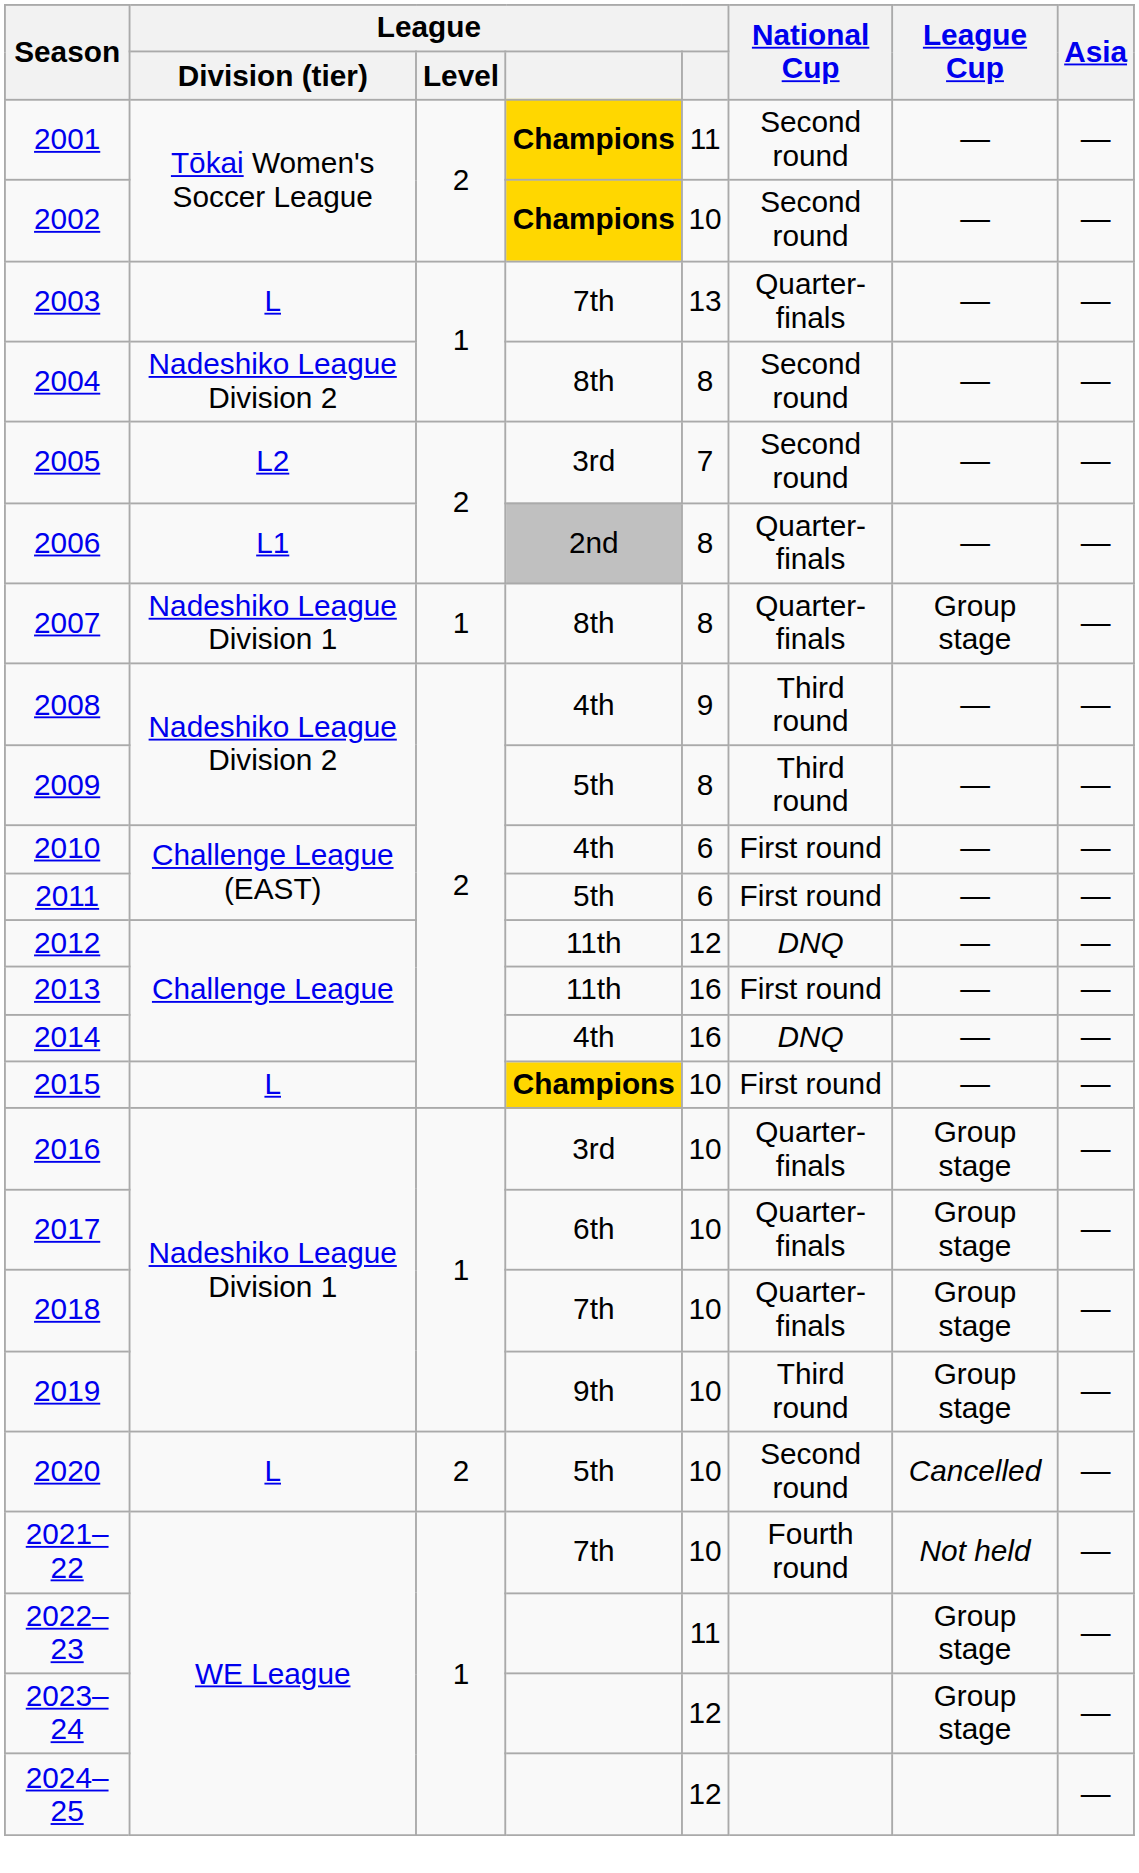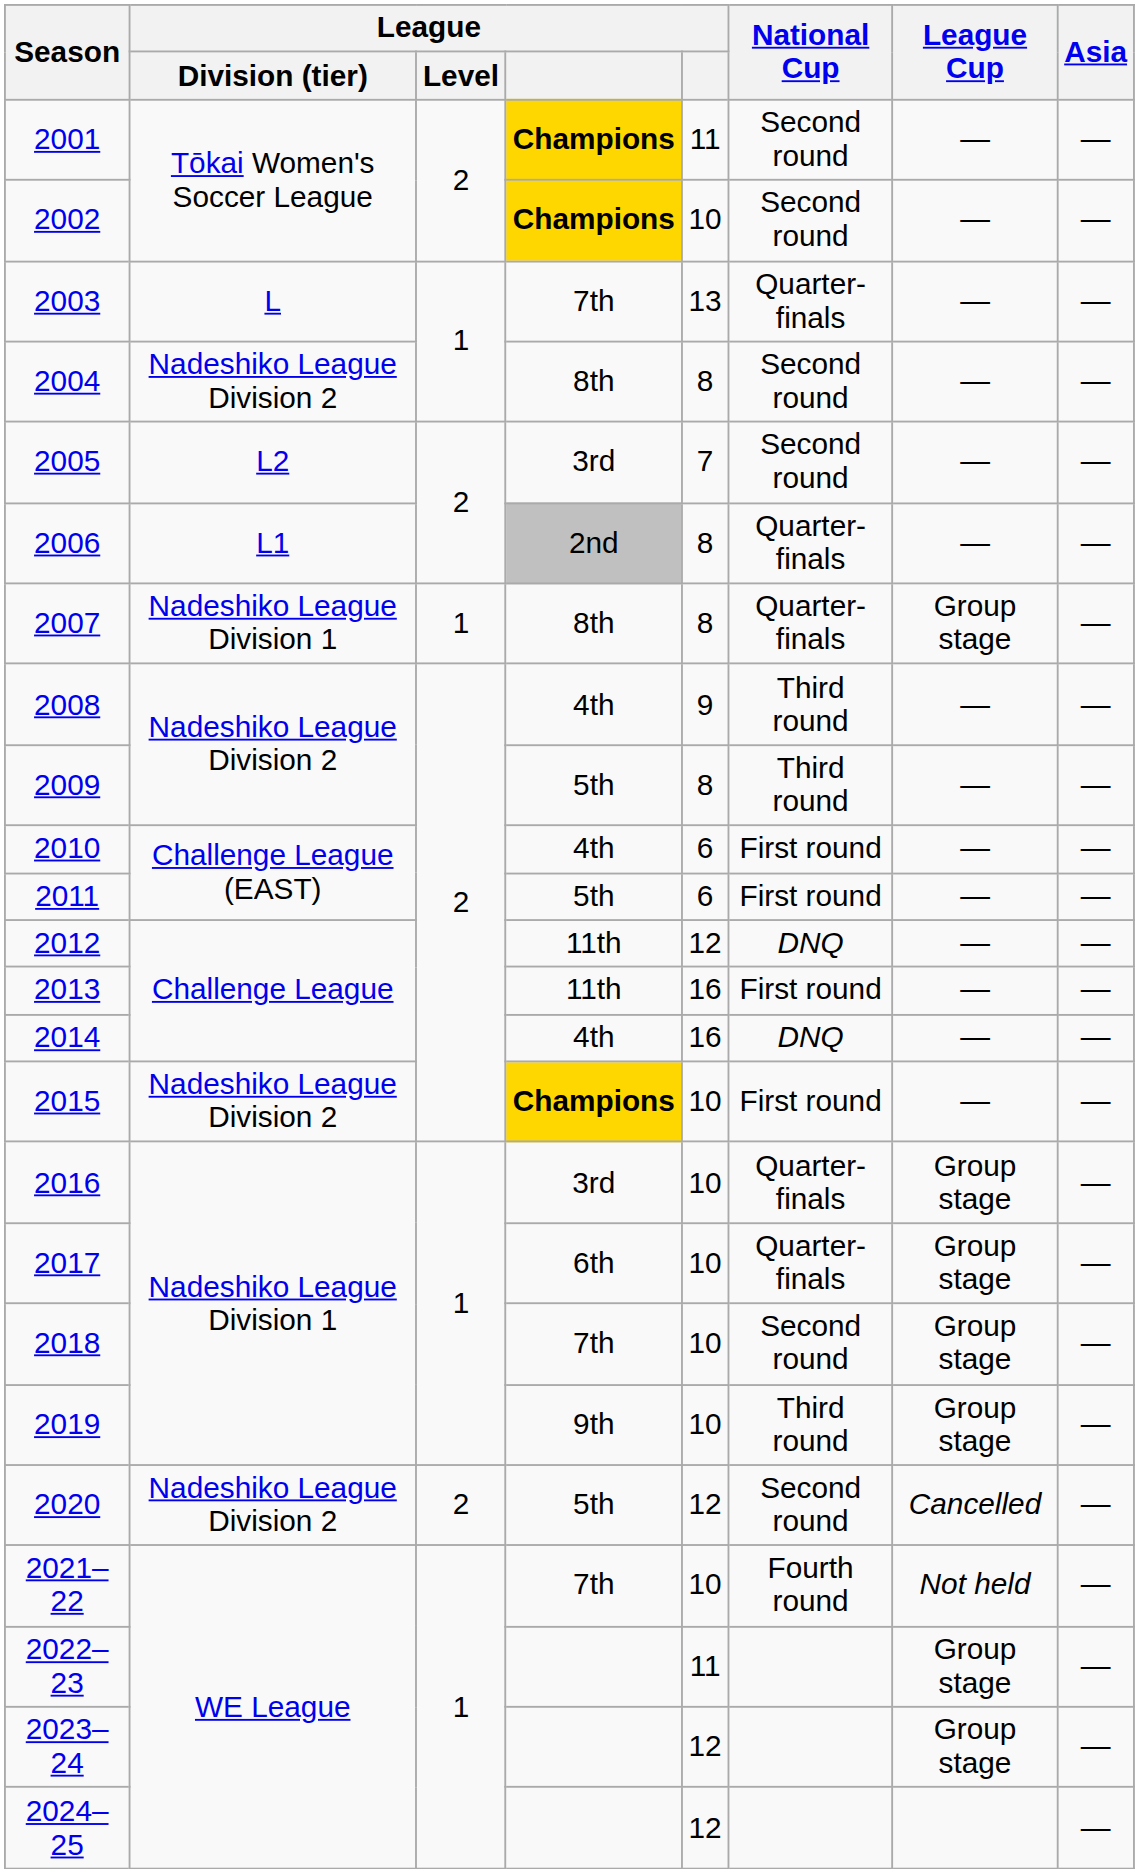(273, 1084) L -> (273, 1101) Nadeshiko League Division 2
(811, 1309) Quarter-finals -> (811, 1343) Second round
(273, 1471) L -> (273, 1504) Nadeshiko League Division 2
(705, 1471) 10 -> (705, 1504) 12
